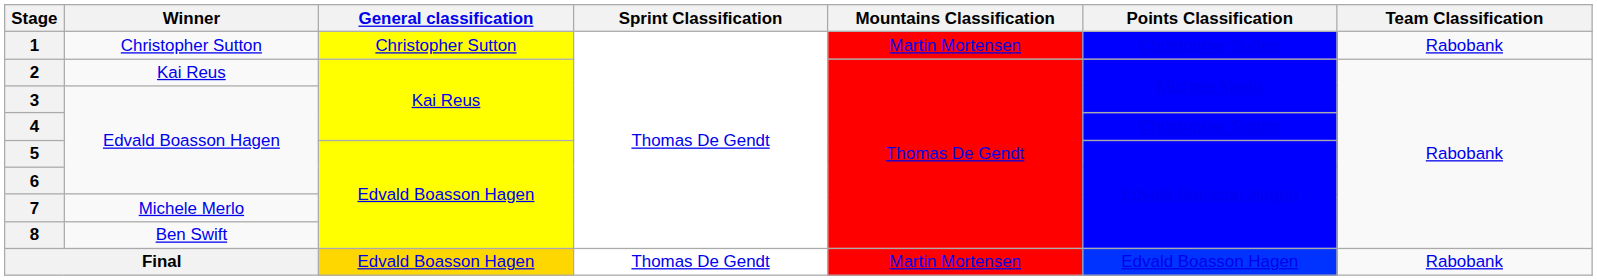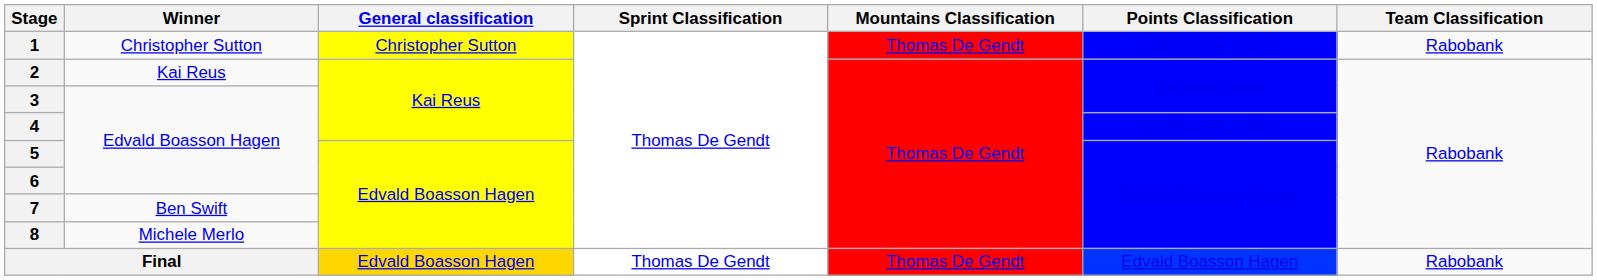(955, 46) Martin Mortensen -> (955, 46) Thomas De Gendt
(191, 208) Michele Merlo -> (191, 208) Ben Swift
(191, 235) Ben Swift -> (191, 235) Michele Merlo
(955, 262) Martin Mortensen -> (955, 262) Thomas De Gendt
